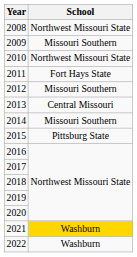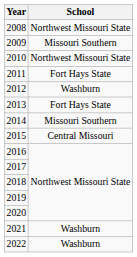(80, 89) Missouri Southern -> (80, 89) Washburn
(80, 105) Central Missouri -> (80, 105) Fort Hays State
(80, 136) Pittsburg State -> (80, 136) Central Missouri
(80, 228) gold background -> (80, 228) no background
